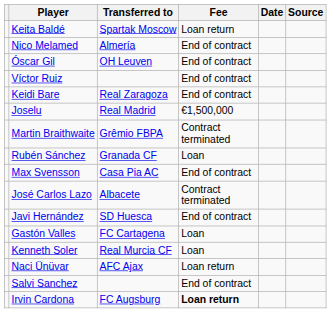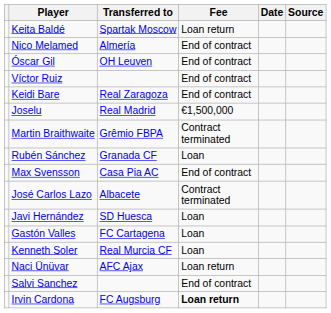(216, 217) End of contract -> (193, 217) Loan
